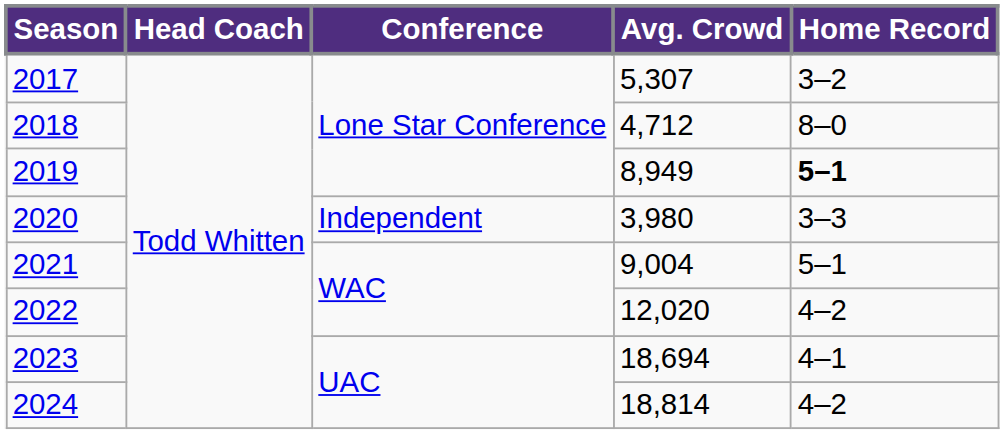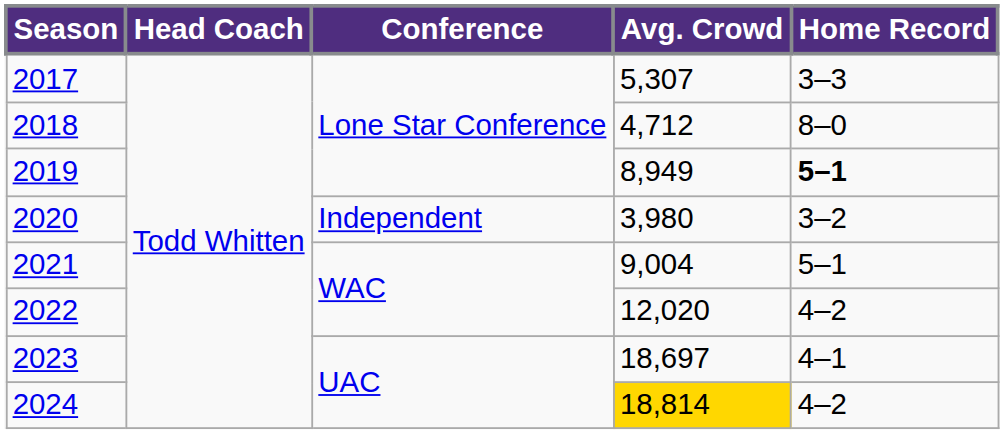(822, 78) 3–2 -> (822, 78) 3–3
(822, 218) 3–3 -> (822, 218) 3–2
(665, 358) 18,694 -> (665, 358) 18,697
(665, 405) no background -> (665, 405) gold background
